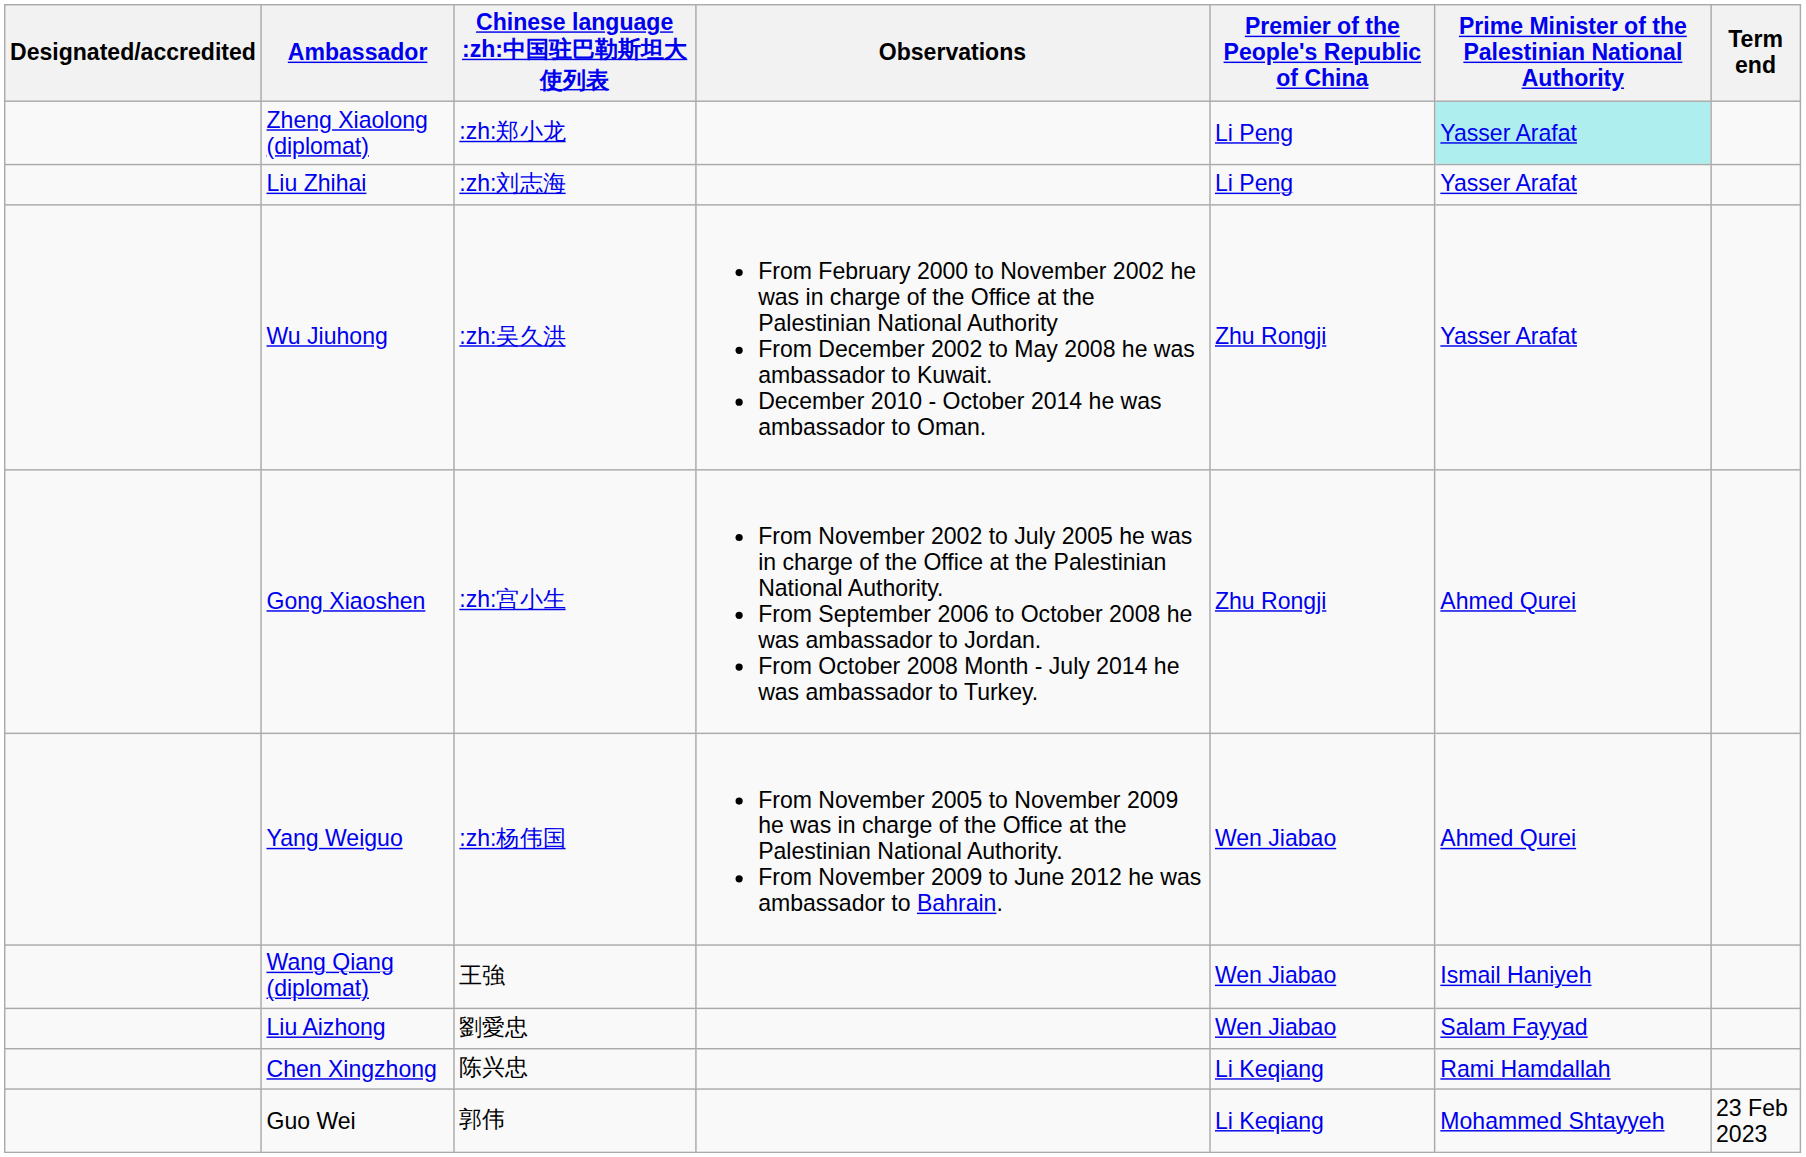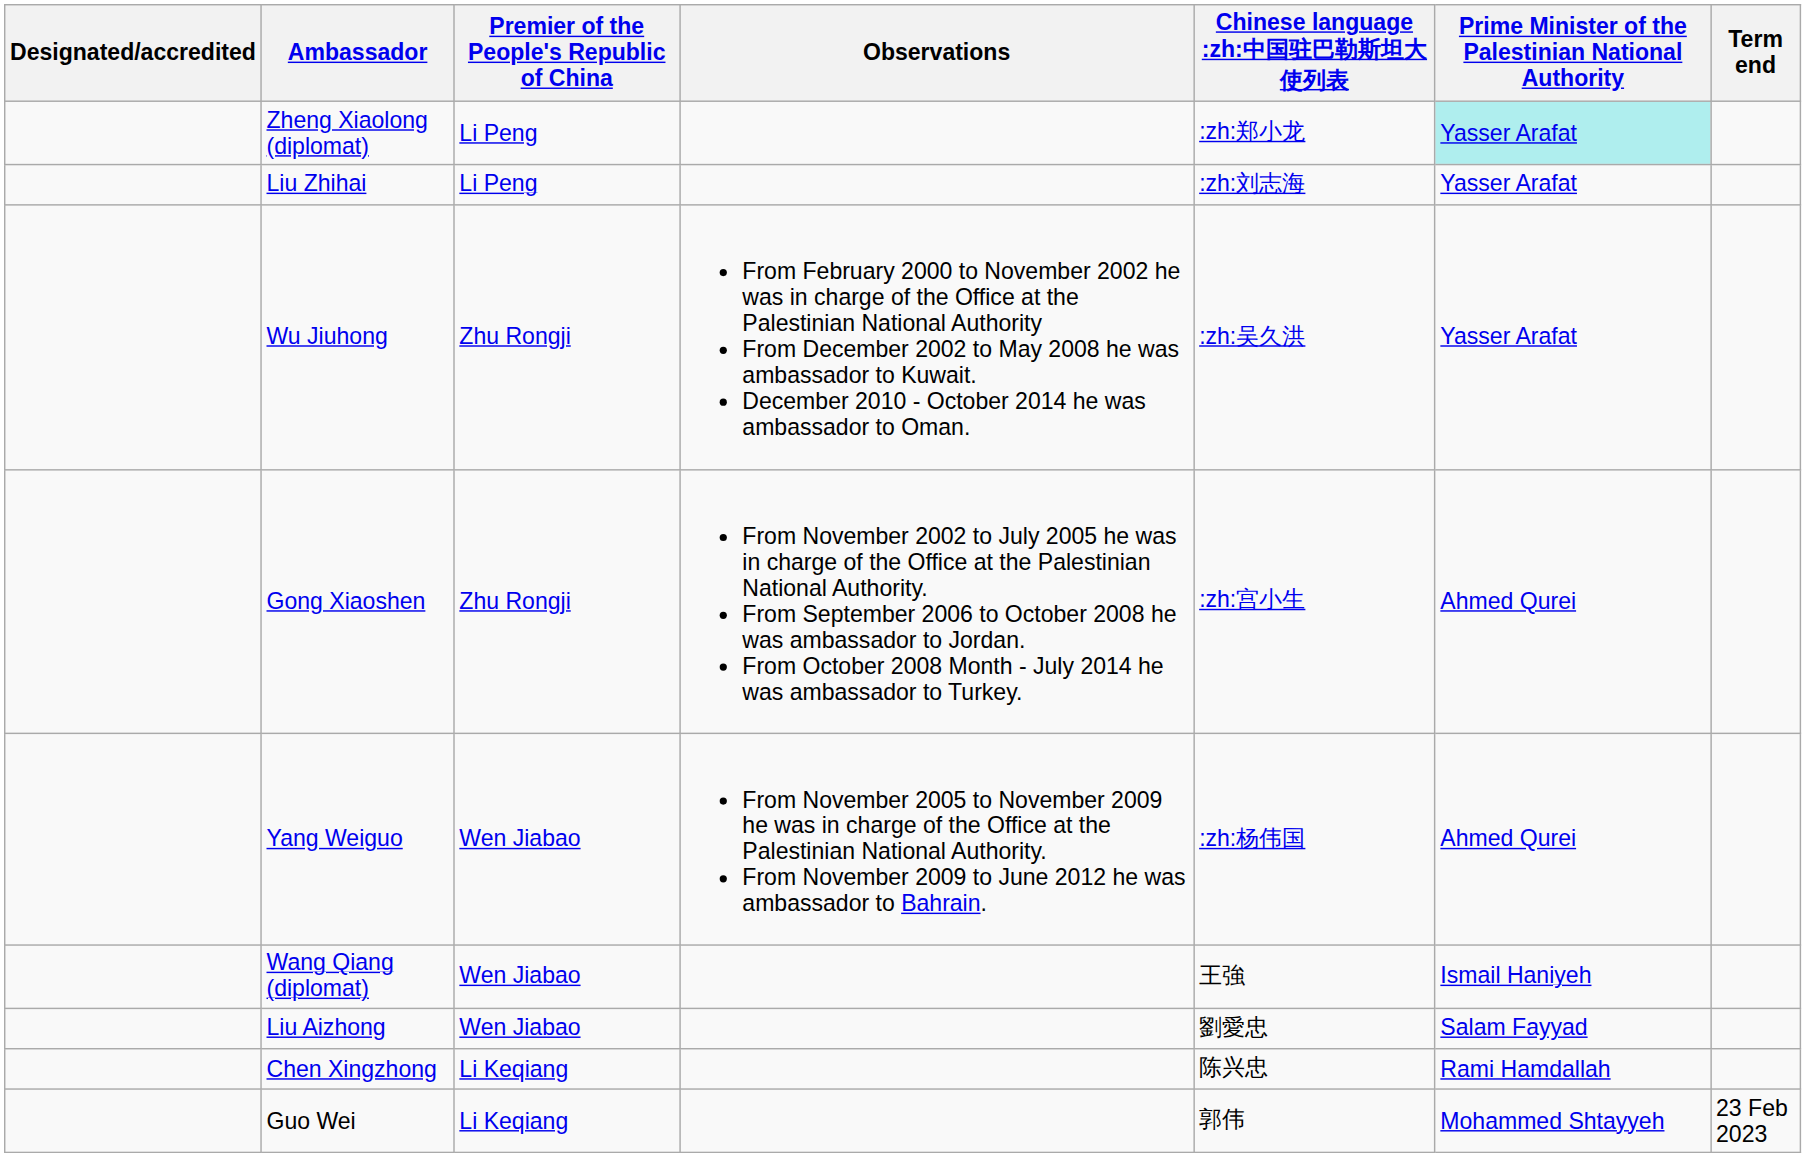columns swapped: (575, 51) <-> (1322, 53)
